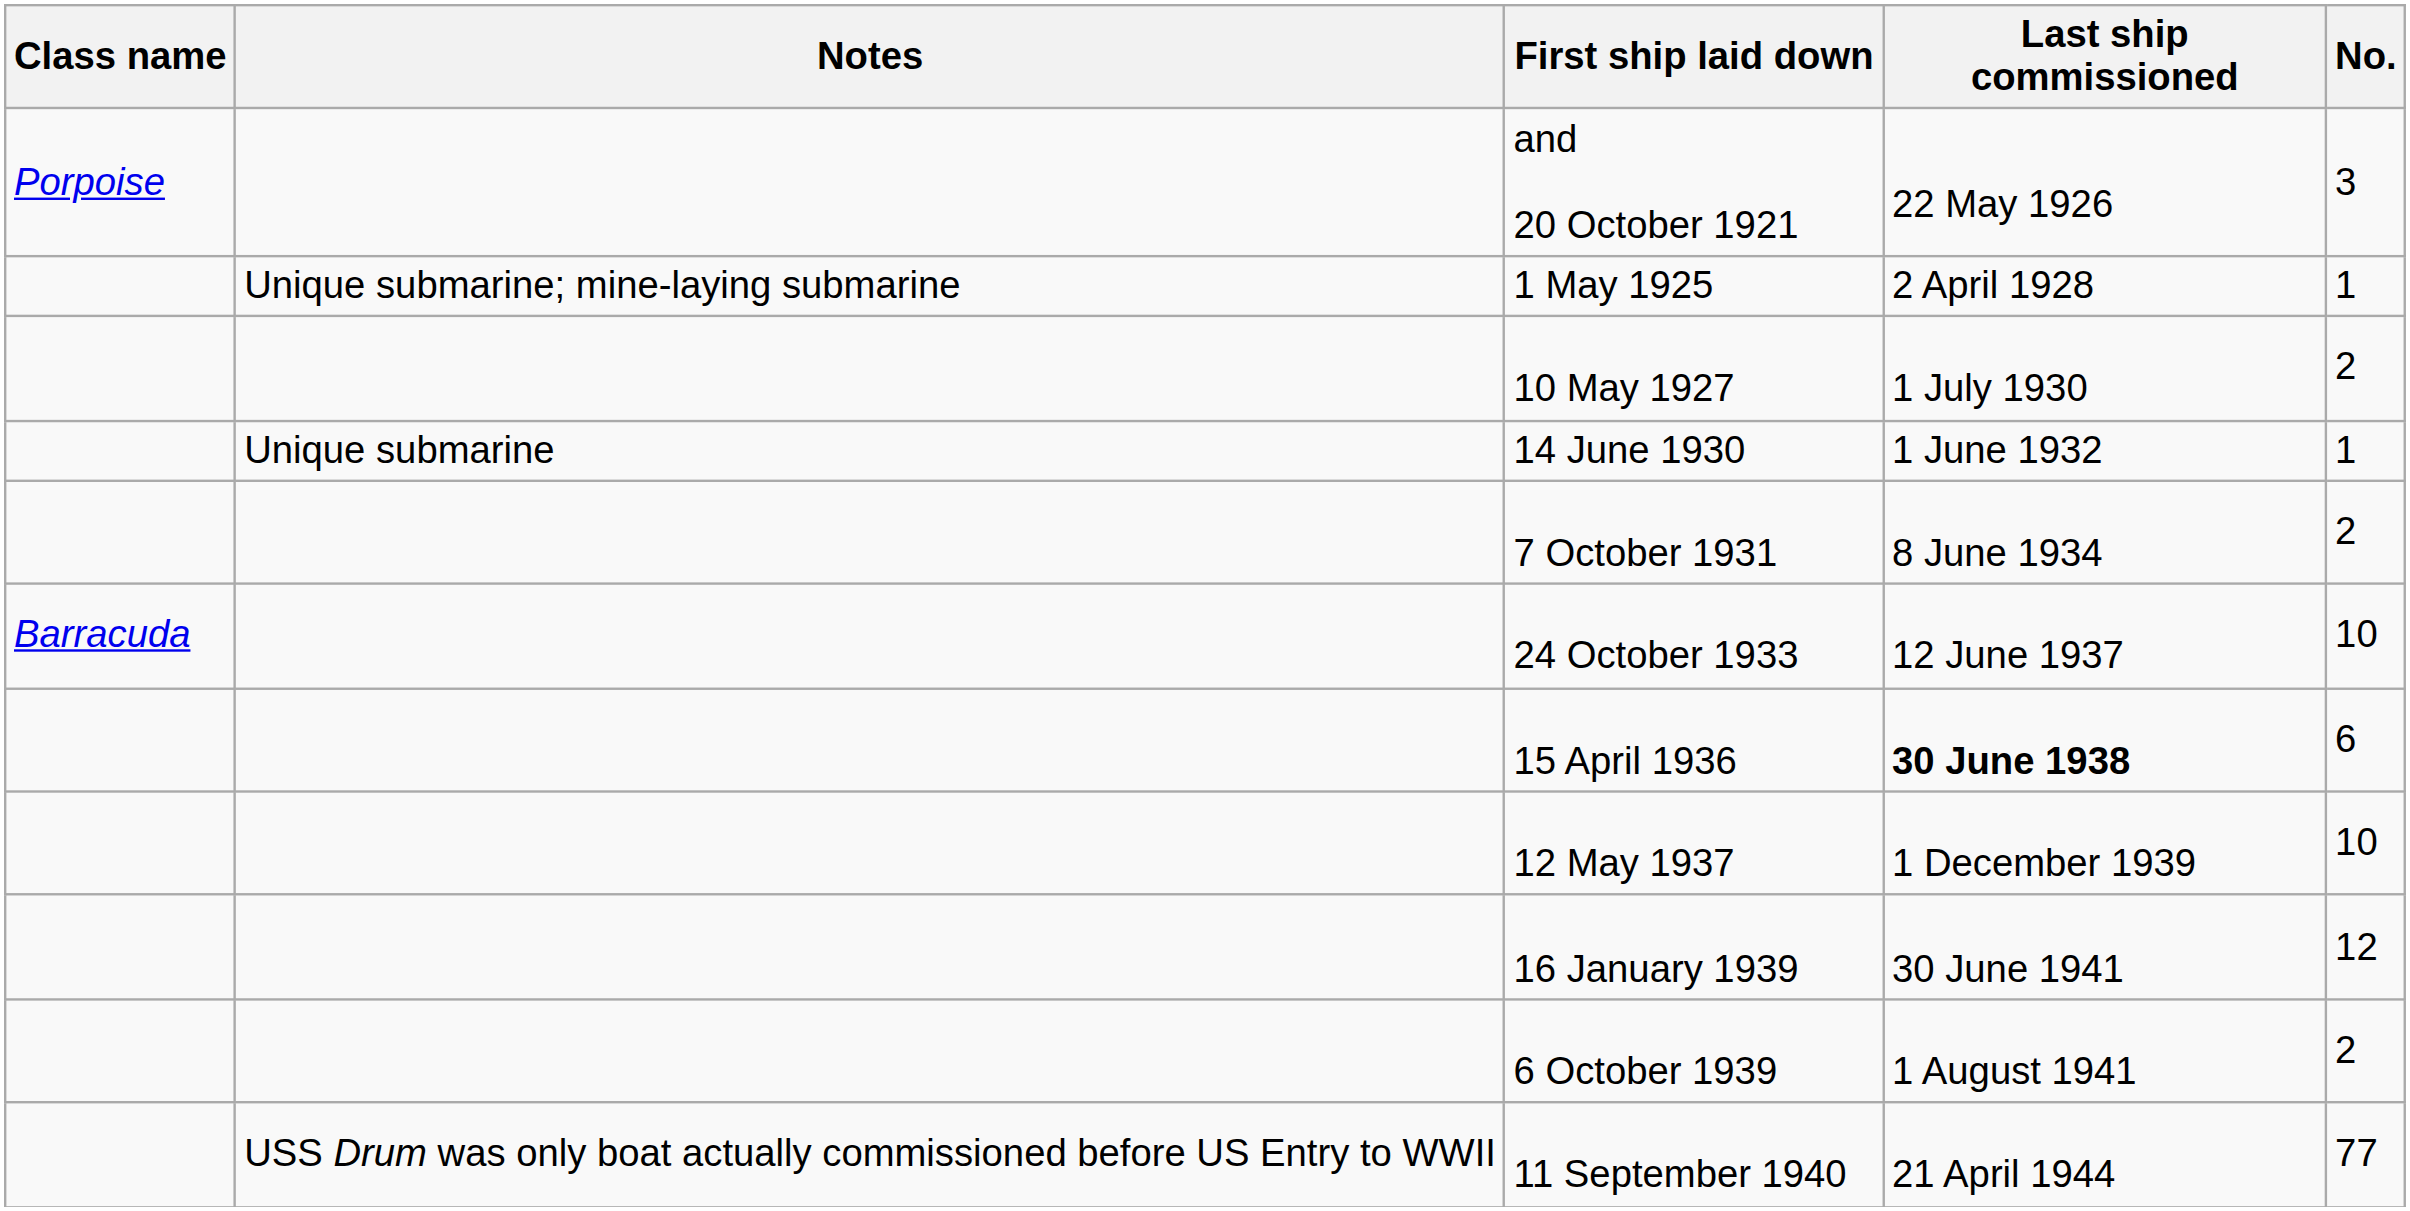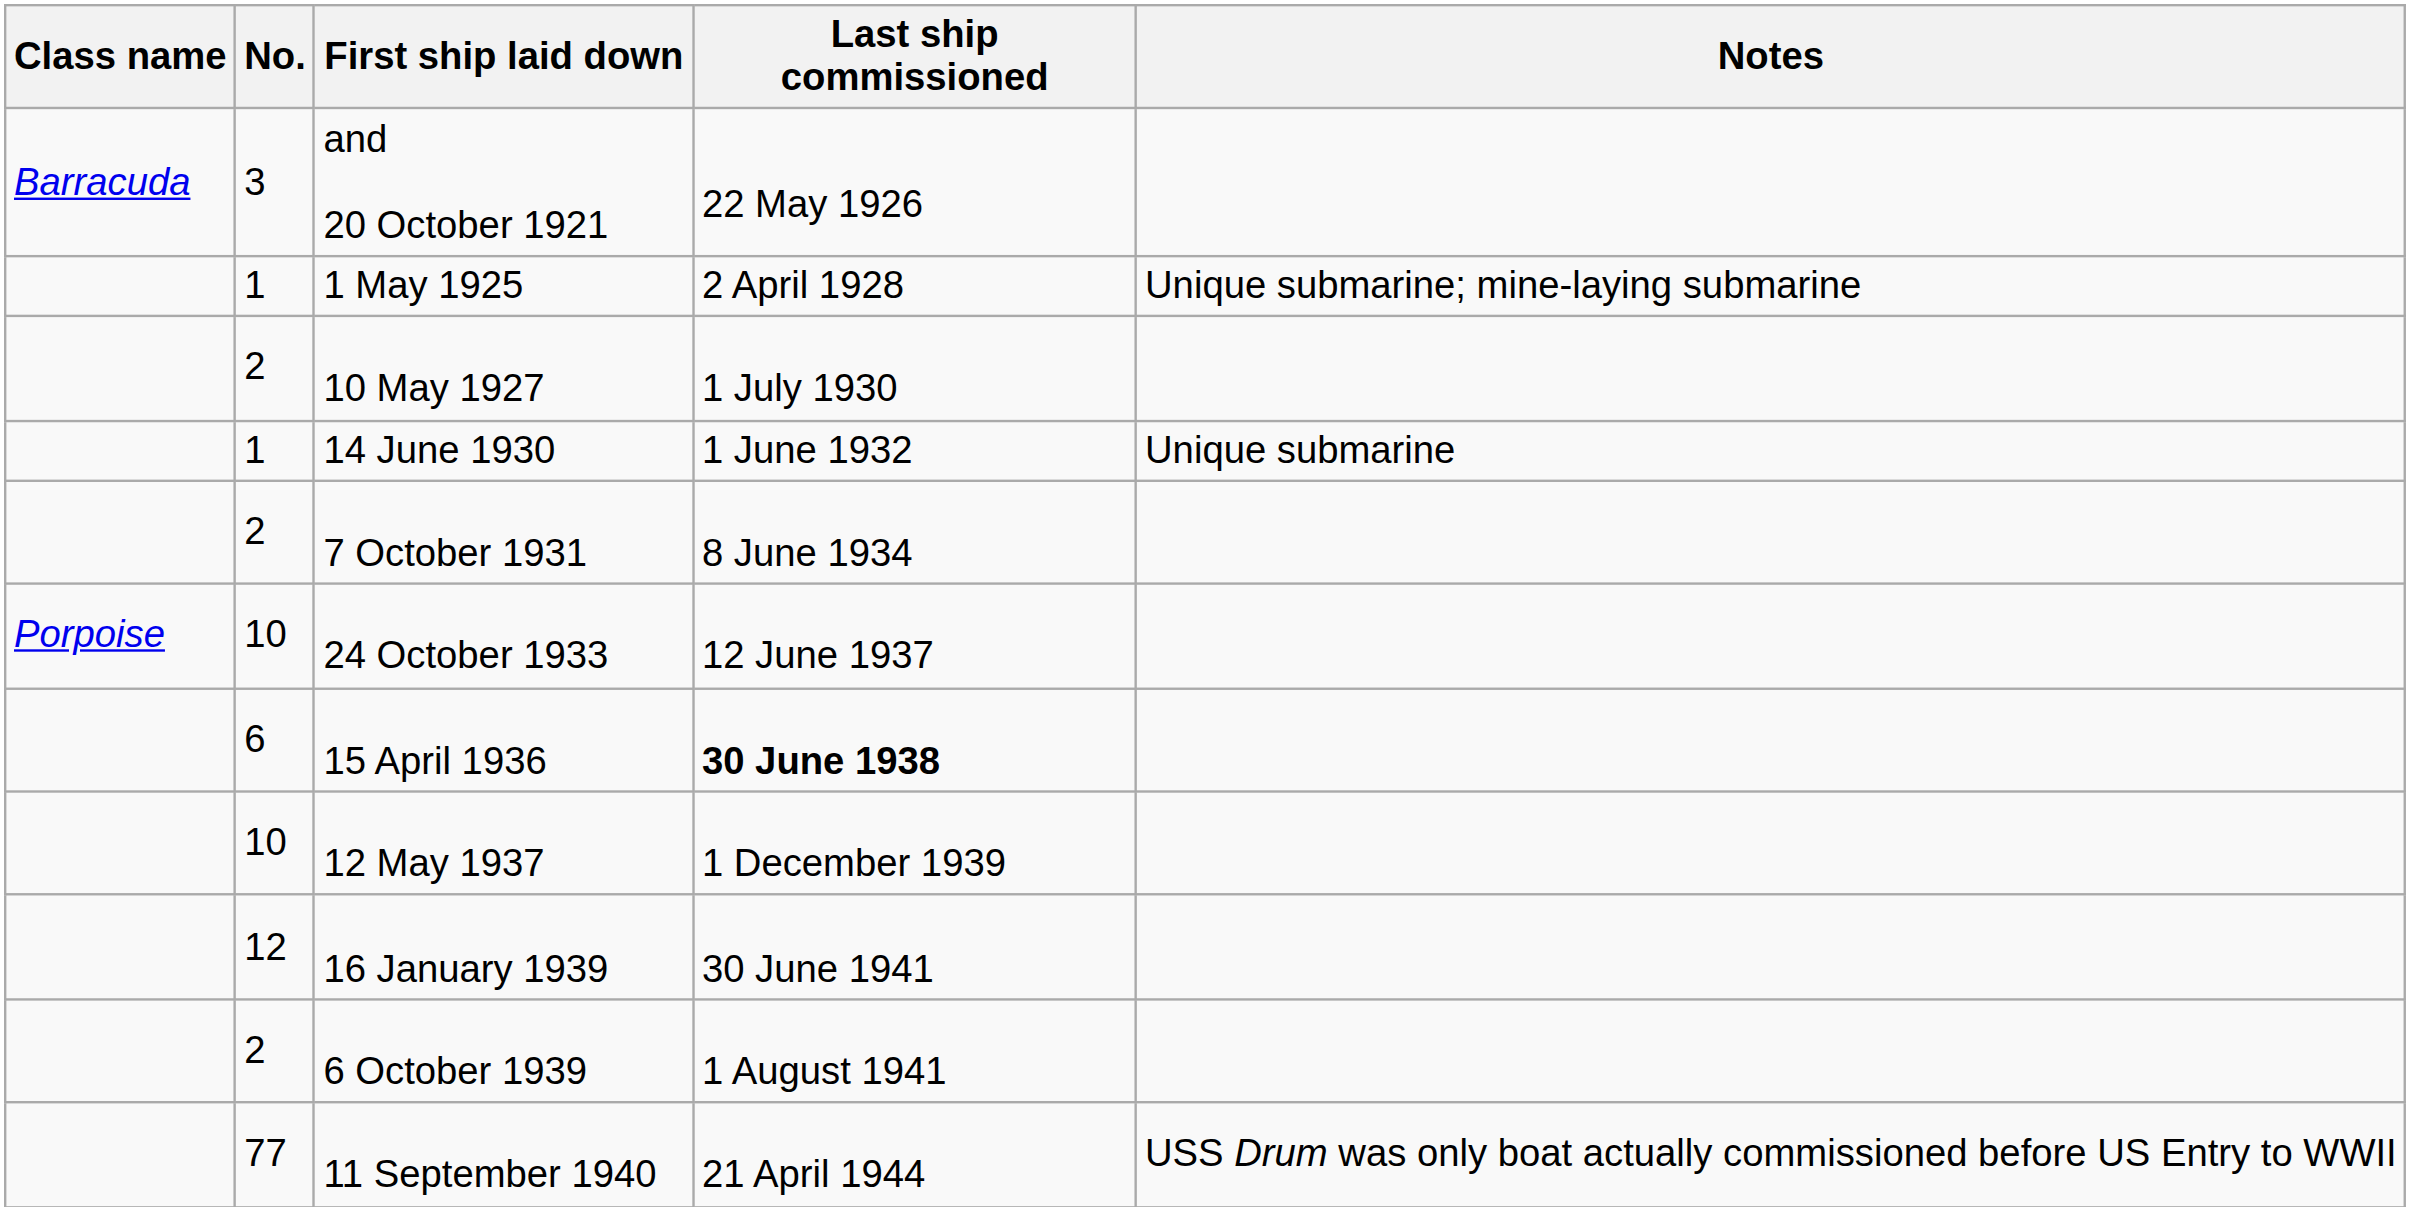columns swapped: (2366, 56) <-> (870, 56)
(89, 181) Porpoise -> (102, 181) Barracuda
(102, 635) Barracuda -> (89, 635) Porpoise
